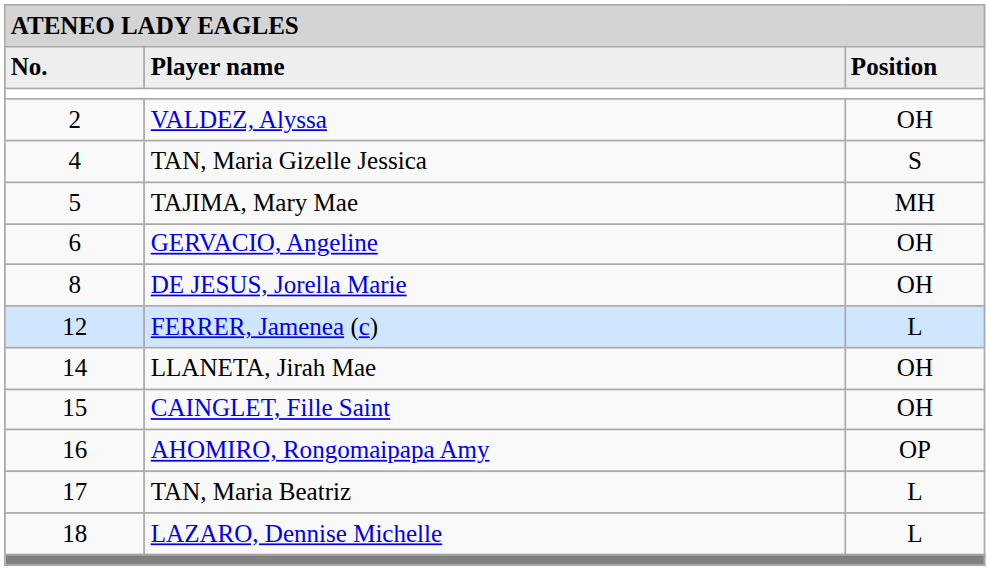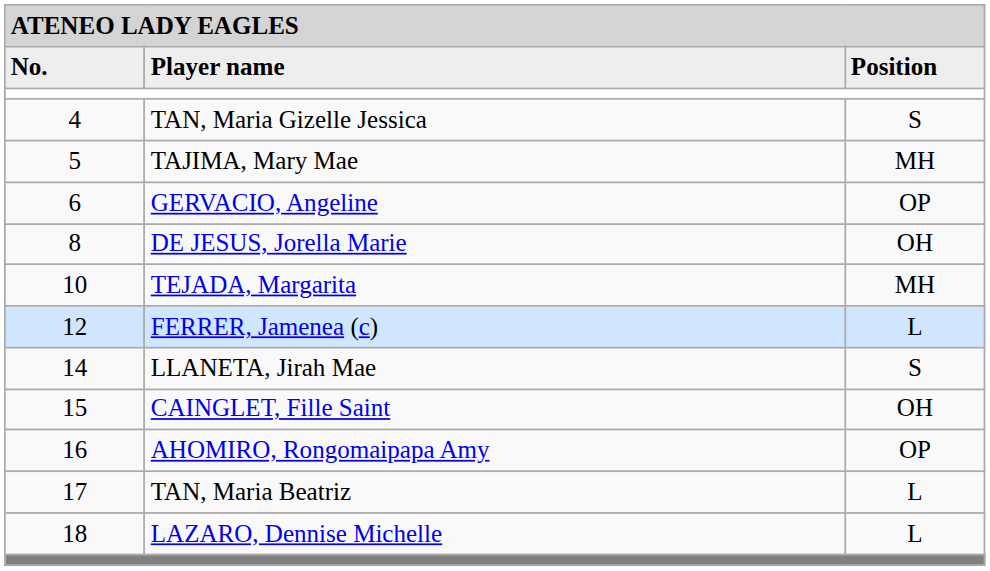- row: (75, 119)
(915, 243) OH -> (915, 202) OP
+ row: (75, 285)
(915, 367) OH -> (915, 367) S
